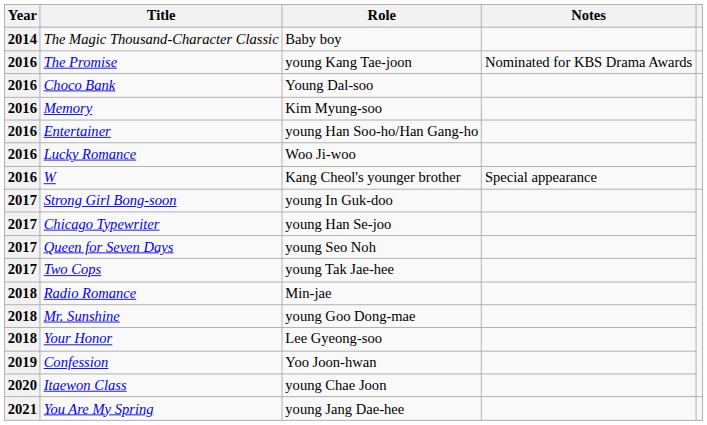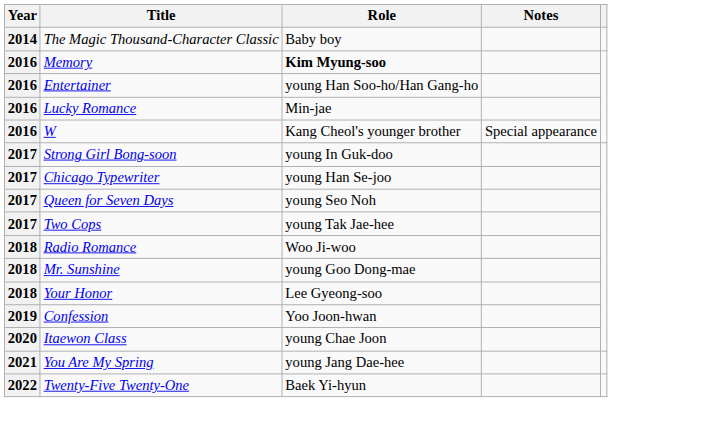- row: (80, 62)
- row: (79, 85)
(334, 108) normal -> (336, 62) bold
(321, 154) Woo Ji-woo -> (308, 108) Min-jae
(308, 293) Min-jae -> (321, 246) Woo Ji-woo
+ row: (116, 385)
